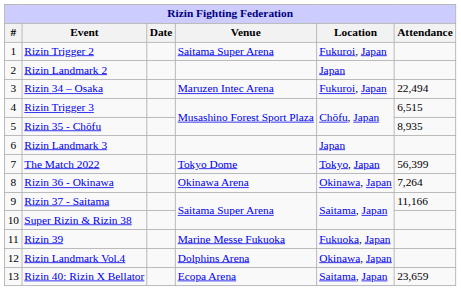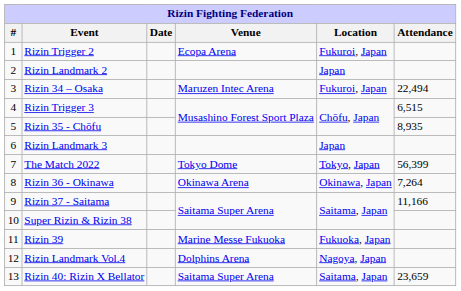(226, 51) Saitama Super Arena -> (207, 51) Ecopa Arena
(355, 258) Okinawa, Japan -> (353, 258) Nagoya, Japan
(207, 276) Ecopa Arena -> (226, 276) Saitama Super Arena
